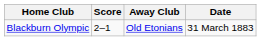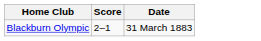- column: (154, 12)
